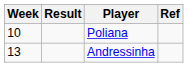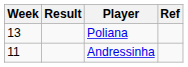(14, 33) 10 -> (14, 33) 13
(14, 52) 13 -> (13, 52) 11
